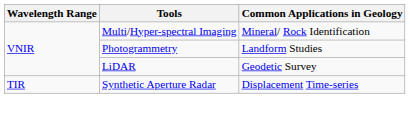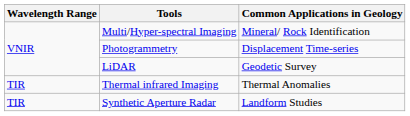(282, 48) Landform Studies -> (300, 48) Displacement Time-series
+ row: (160, 84)
(300, 84) Displacement Time-series -> (282, 102) Landform Studies
